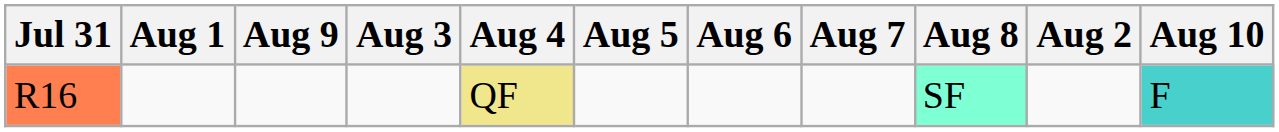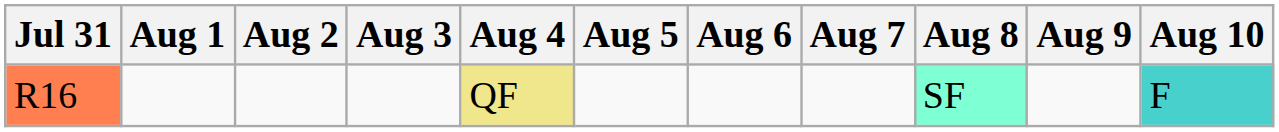columns swapped: (1084, 34) <-> (291, 34)
